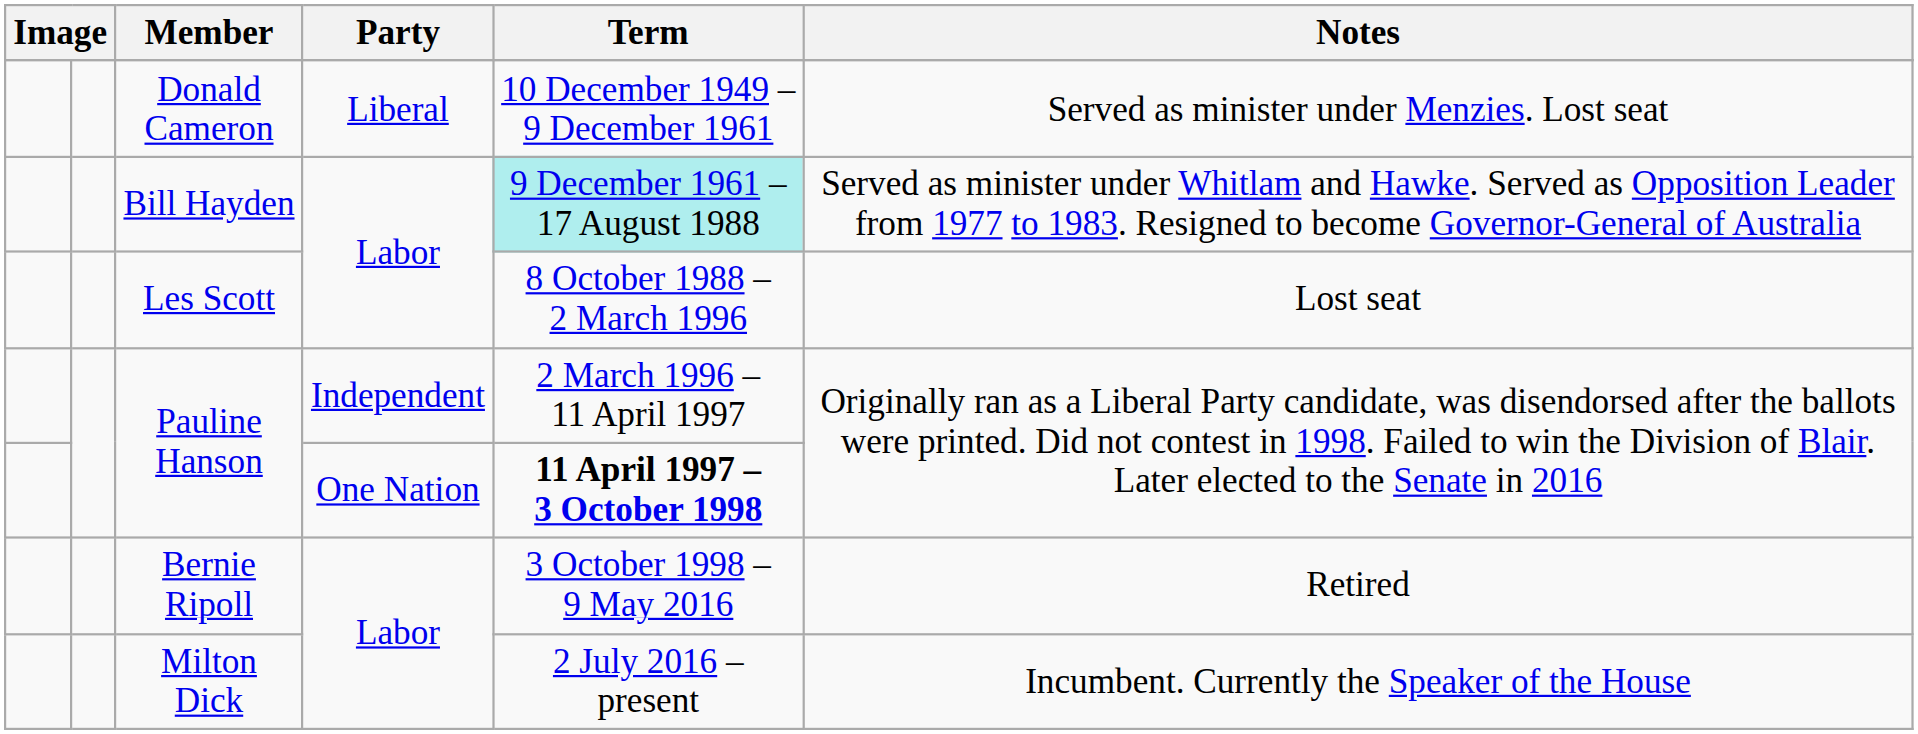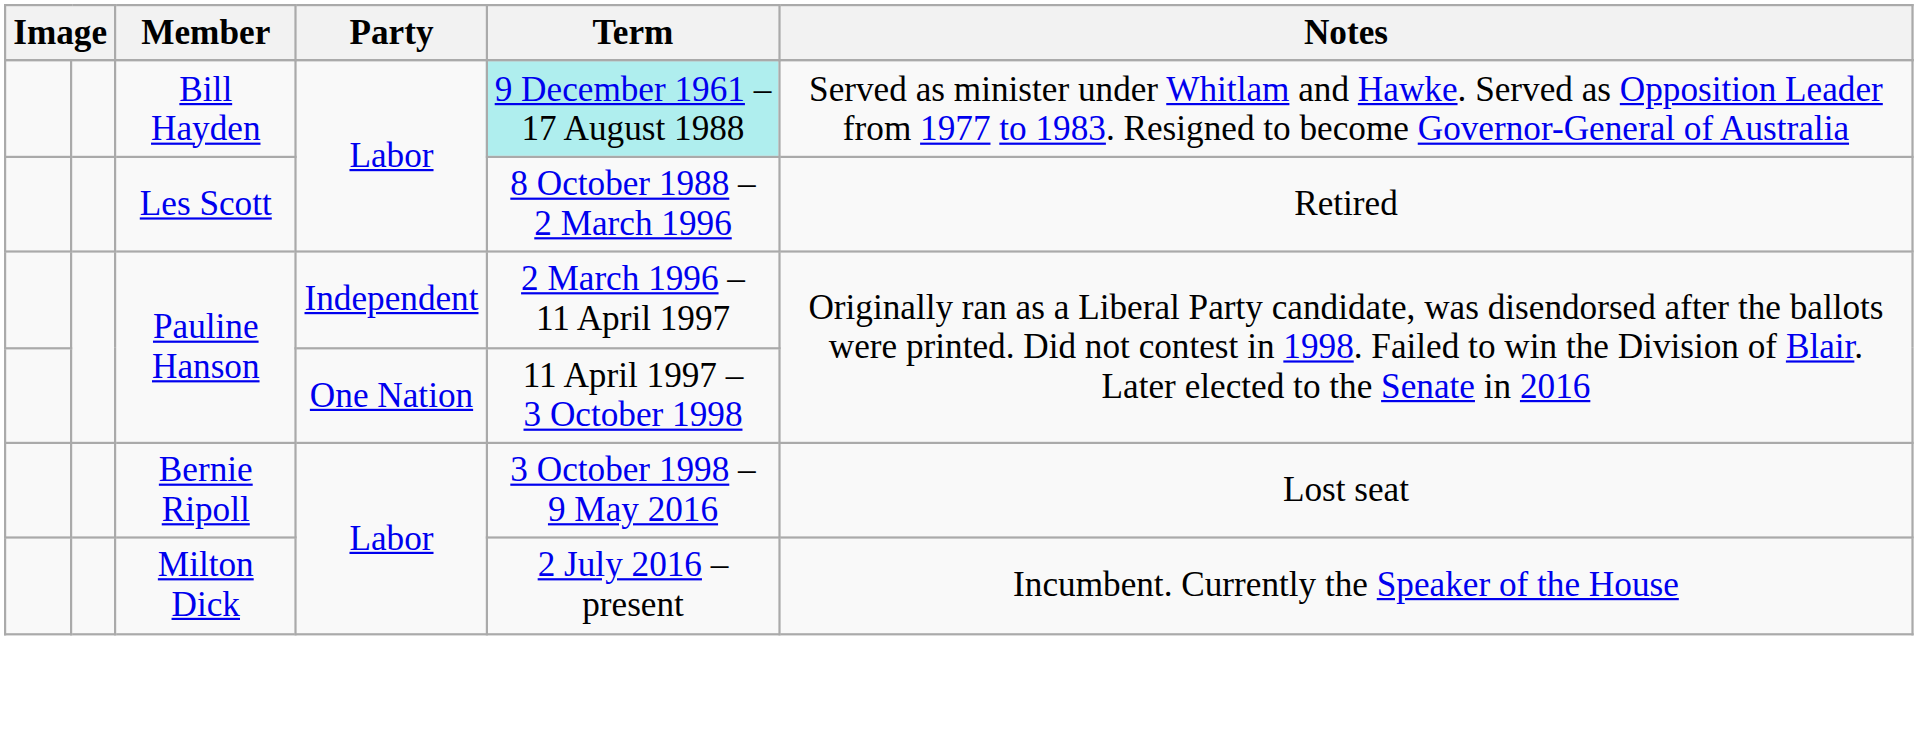- row: (209, 108)
(1358, 298) Lost seat -> (1346, 203) Retired
(648, 489) bold -> (633, 394) normal
(1358, 585) Retired -> (1346, 489) Lost seat
